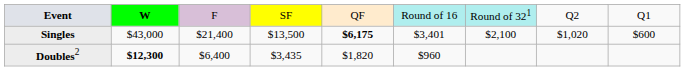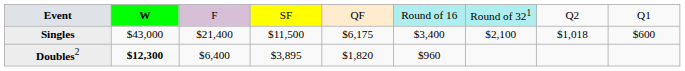(286, 35) $13,500 -> (286, 35) $11,500
(358, 35) bold -> (358, 35) normal
(429, 35) $3,401 -> (429, 35) $3,400
(572, 35) $1,020 -> (572, 35) $1,018
(286, 55) $3,435 -> (286, 55) $3,895
